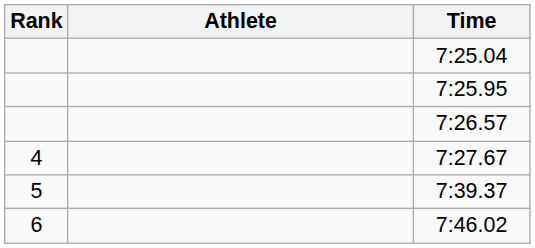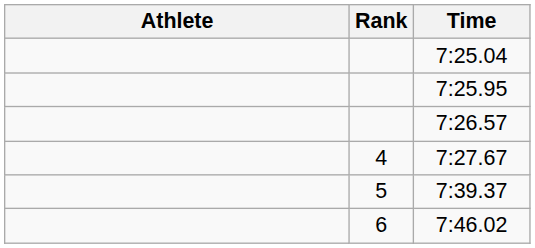columns swapped: (36, 21) <-> (241, 21)
